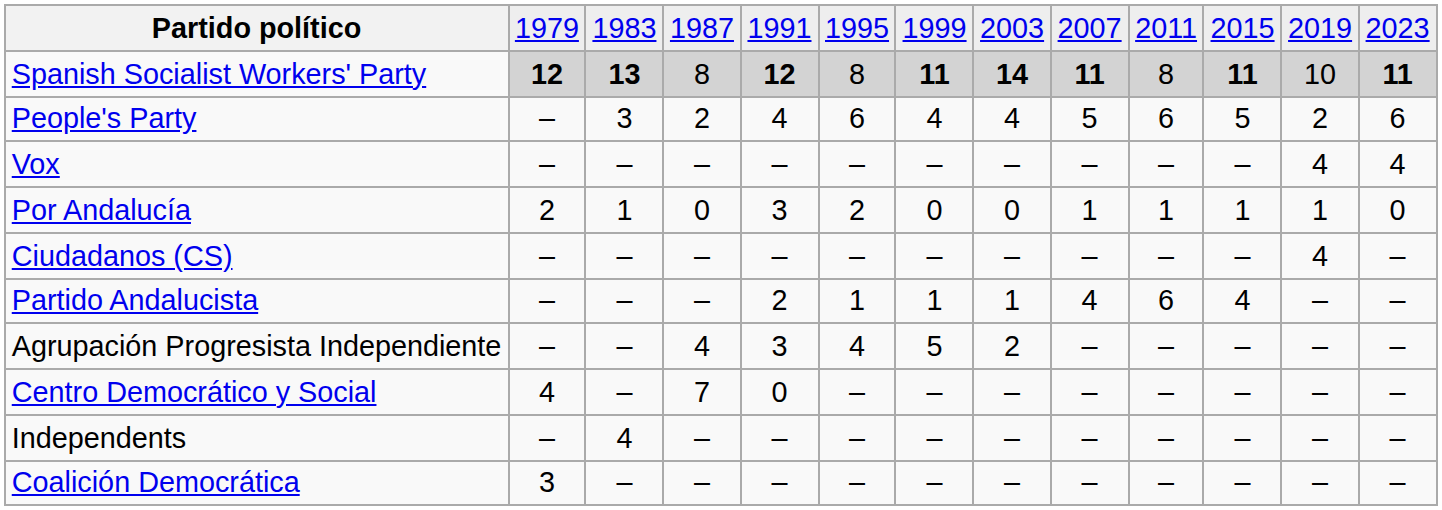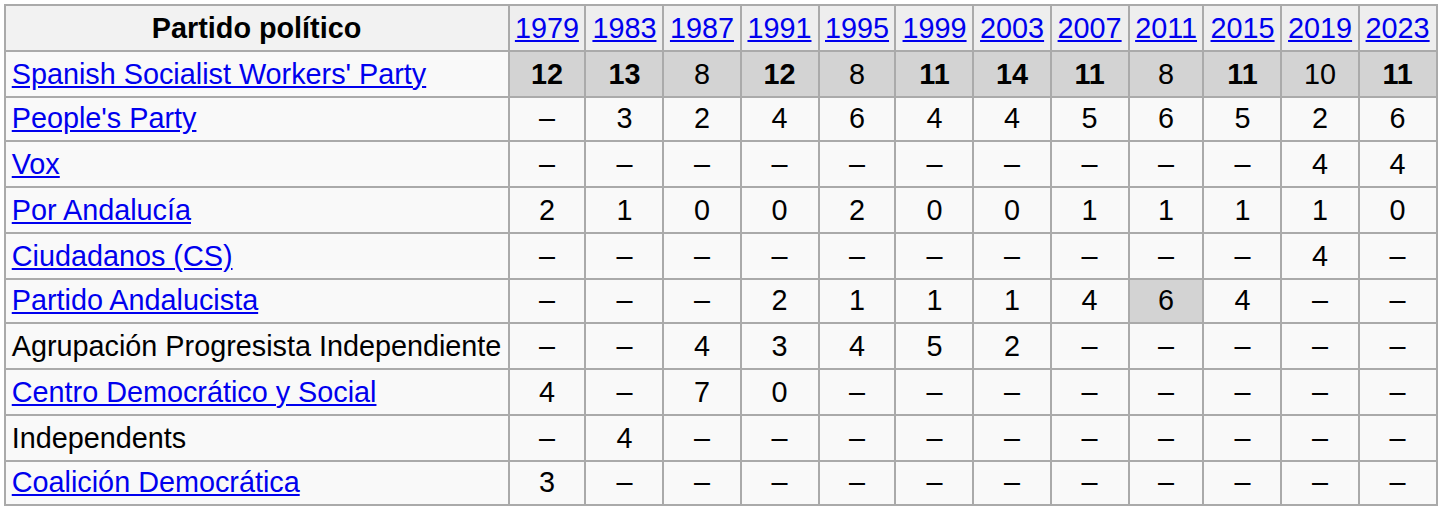(779, 210) 3 -> (779, 210) 0
(1166, 301) no background -> (1166, 301) lightgrey background
